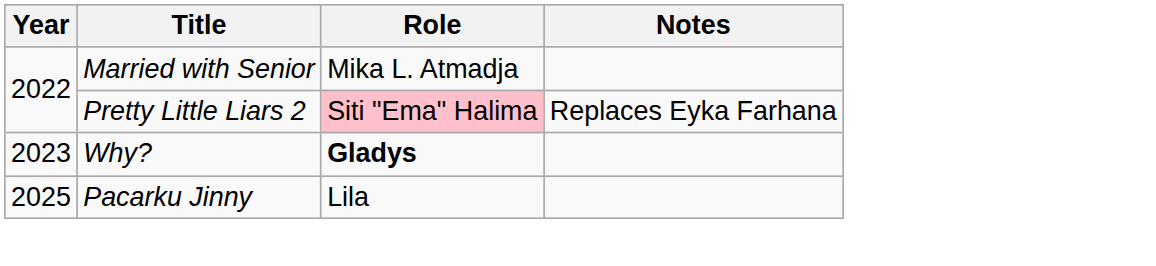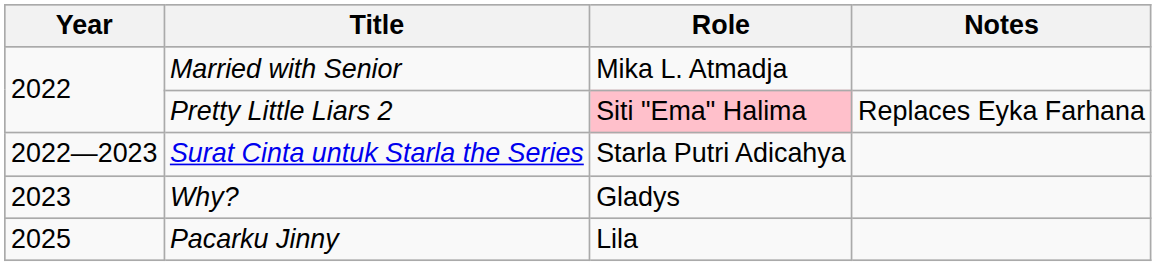+ row: (377, 153)
(372, 153) bold -> (638, 196) normal
